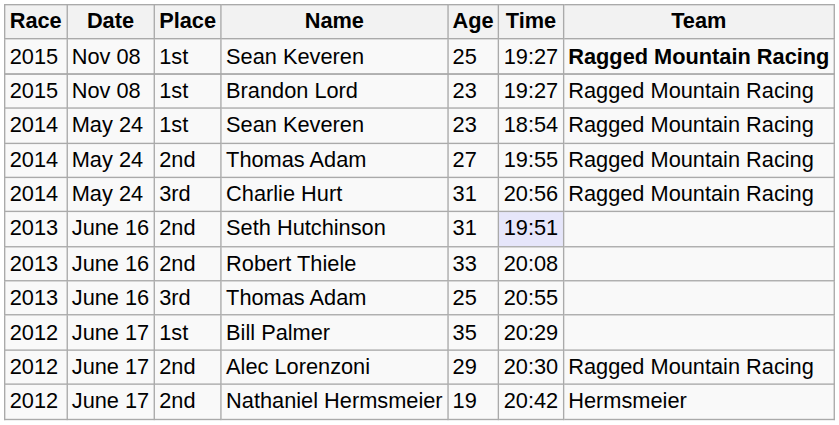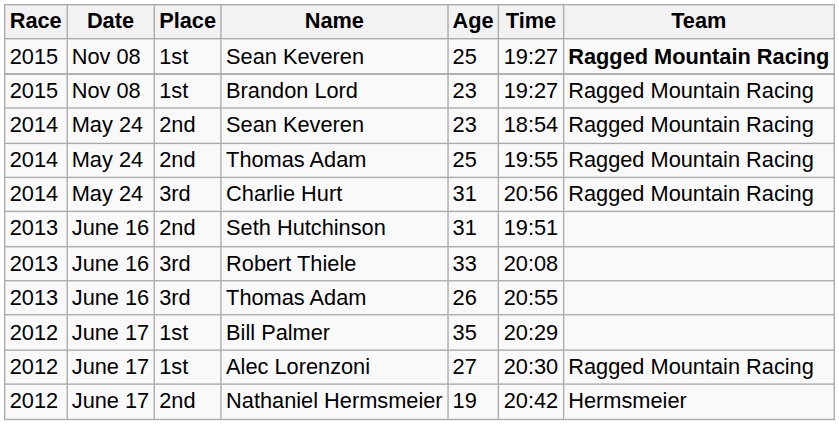(174, 125) 1st -> (177, 125) 2nd
(465, 159) 27 -> (465, 159) 25
(531, 228) lavender background -> (531, 228) no background
(177, 263) 2nd -> (175, 263) 3rd
(465, 297) 25 -> (465, 297) 26
(177, 366) 2nd -> (174, 366) 1st
(465, 366) 29 -> (465, 366) 27
